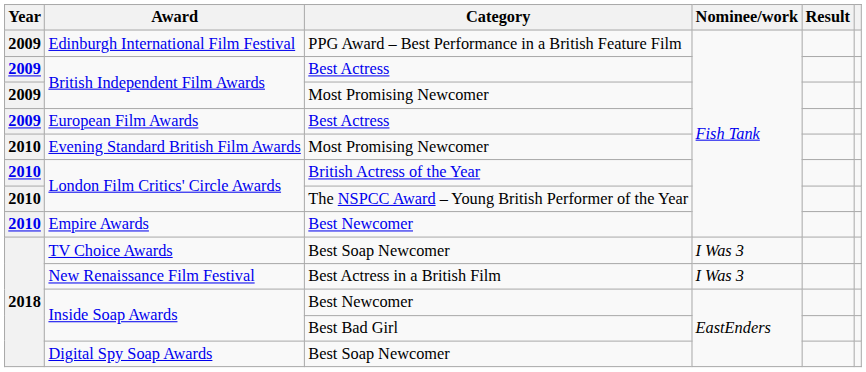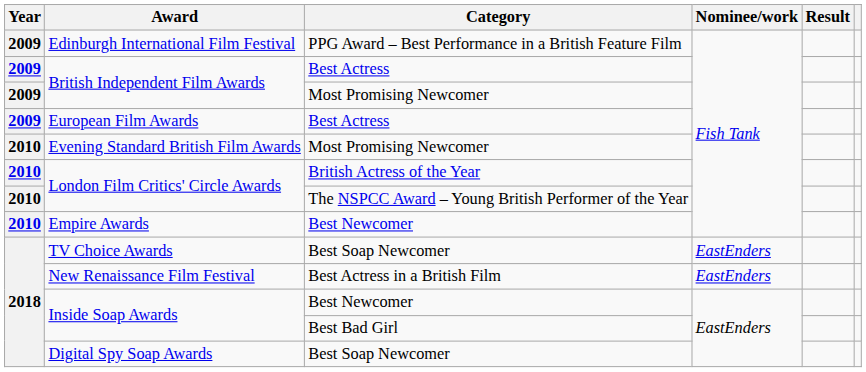(720, 250) I Was 3 -> (733, 250) EastEnders
(720, 276) I Was 3 -> (733, 276) EastEnders
